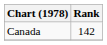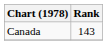(86, 31) 142 -> (86, 31) 143
